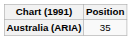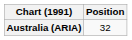(105, 27) 35 -> (105, 27) 32
